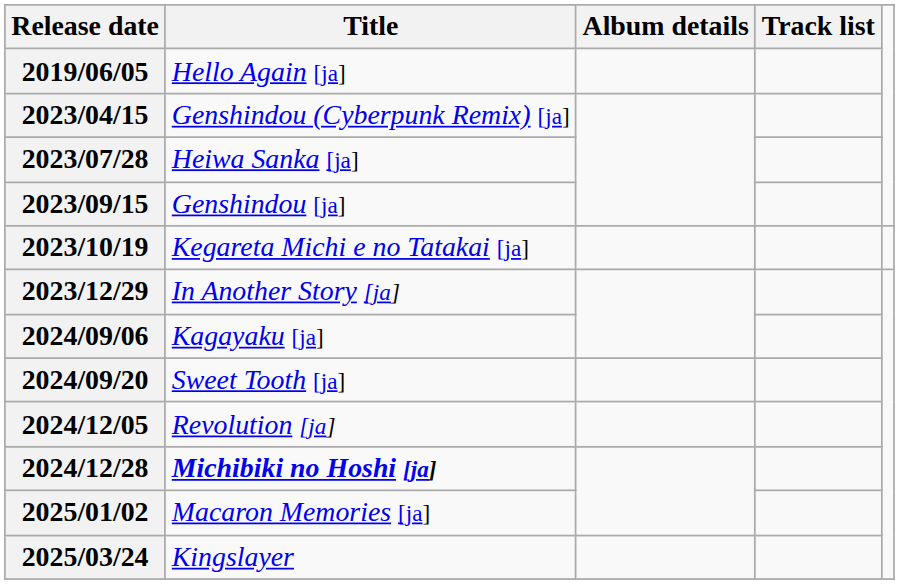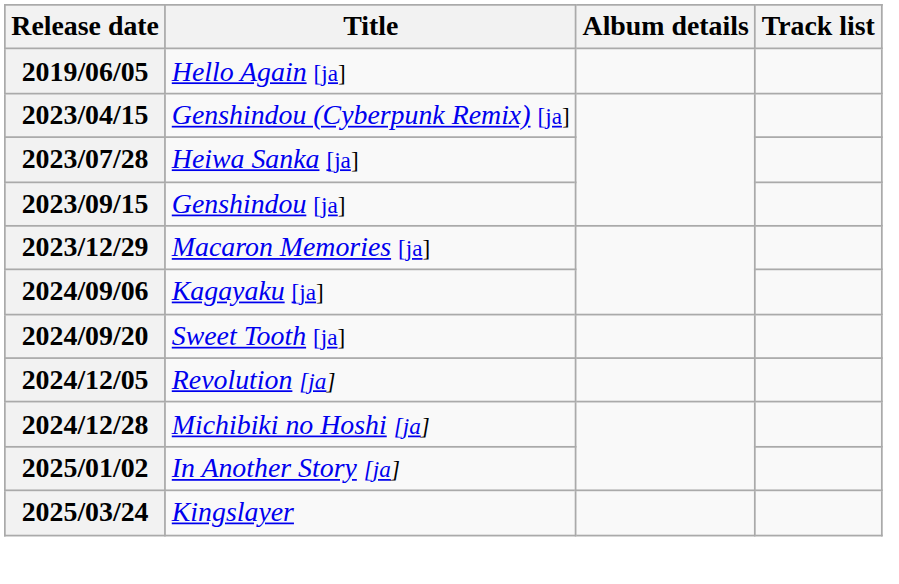- row: (85, 247)
(286, 291) In Another Story [ja] -> (301, 247) Macaron Memories [ja]
(304, 468) bold -> (301, 423) normal
(301, 512) Macaron Memories [ja] -> (286, 468) In Another Story [ja]
